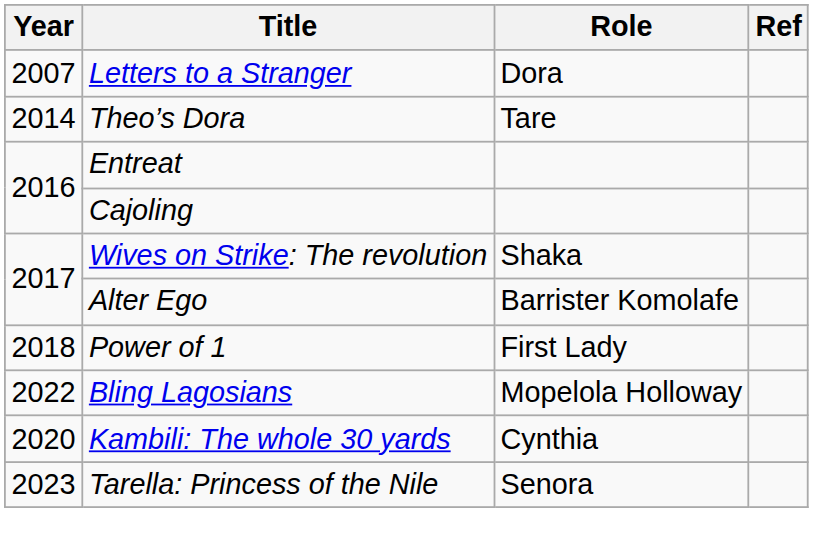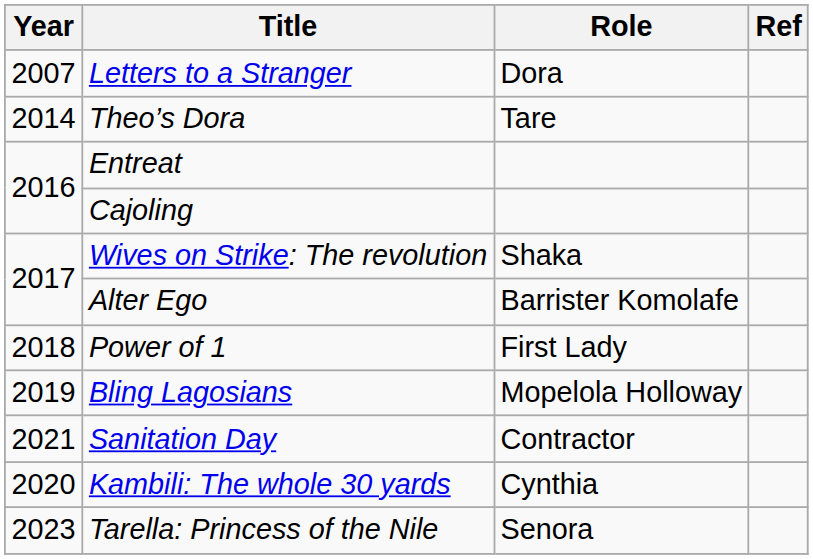(44, 392) 2022 -> (44, 392) 2019
+ row: (183, 438)
